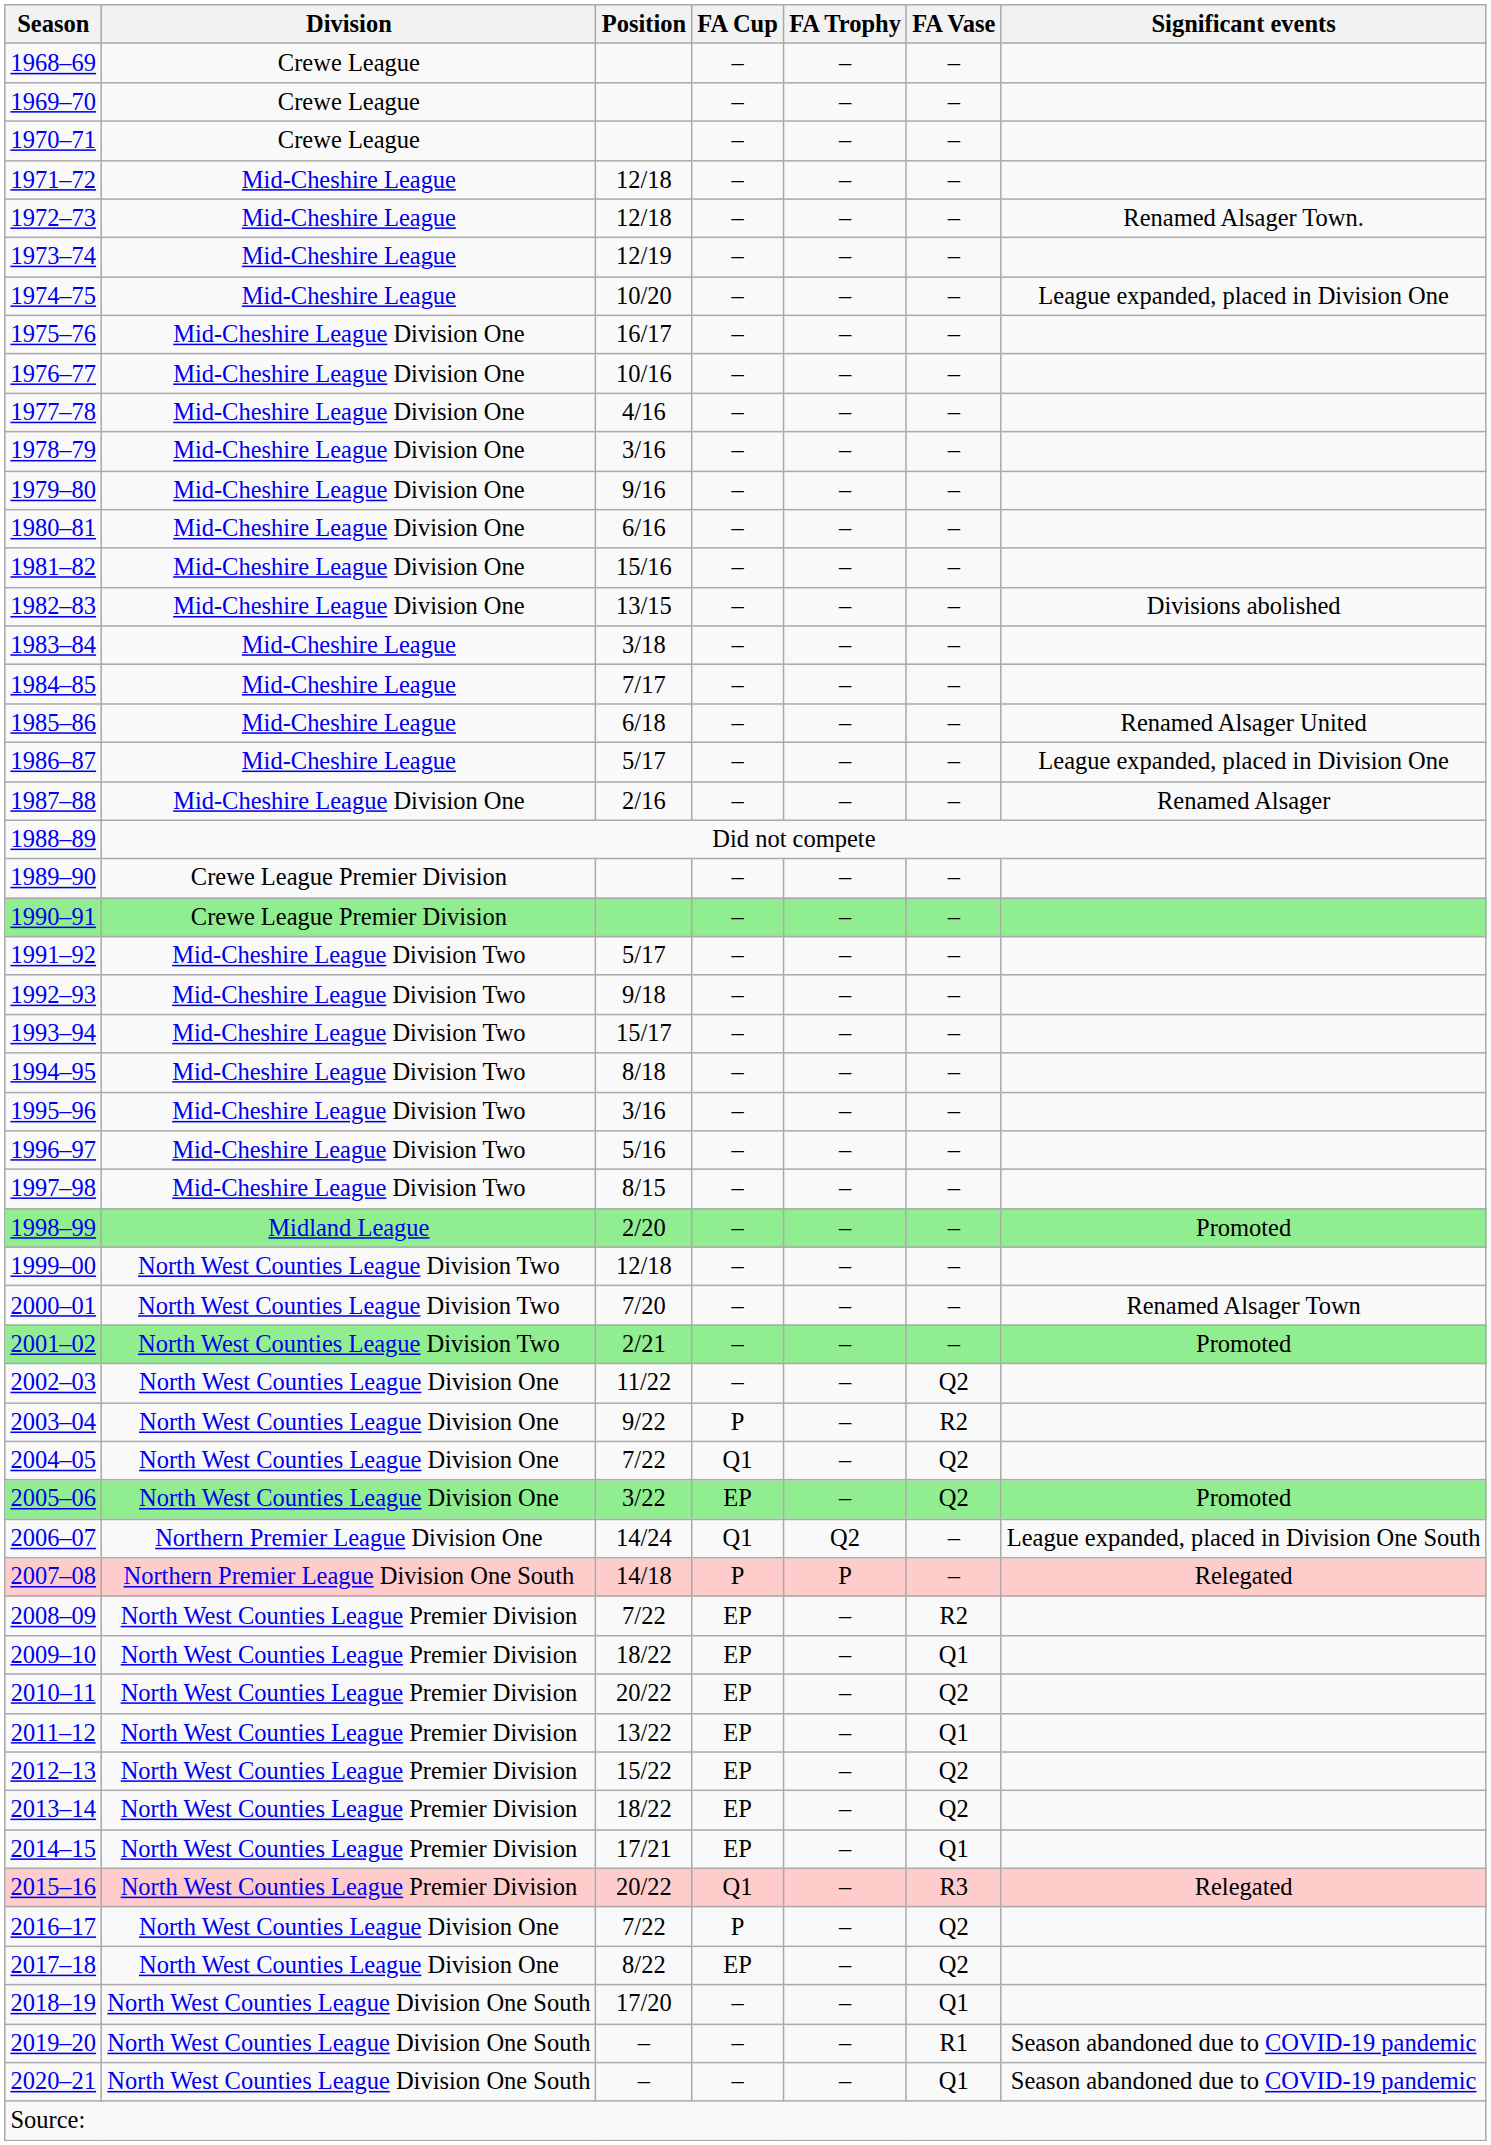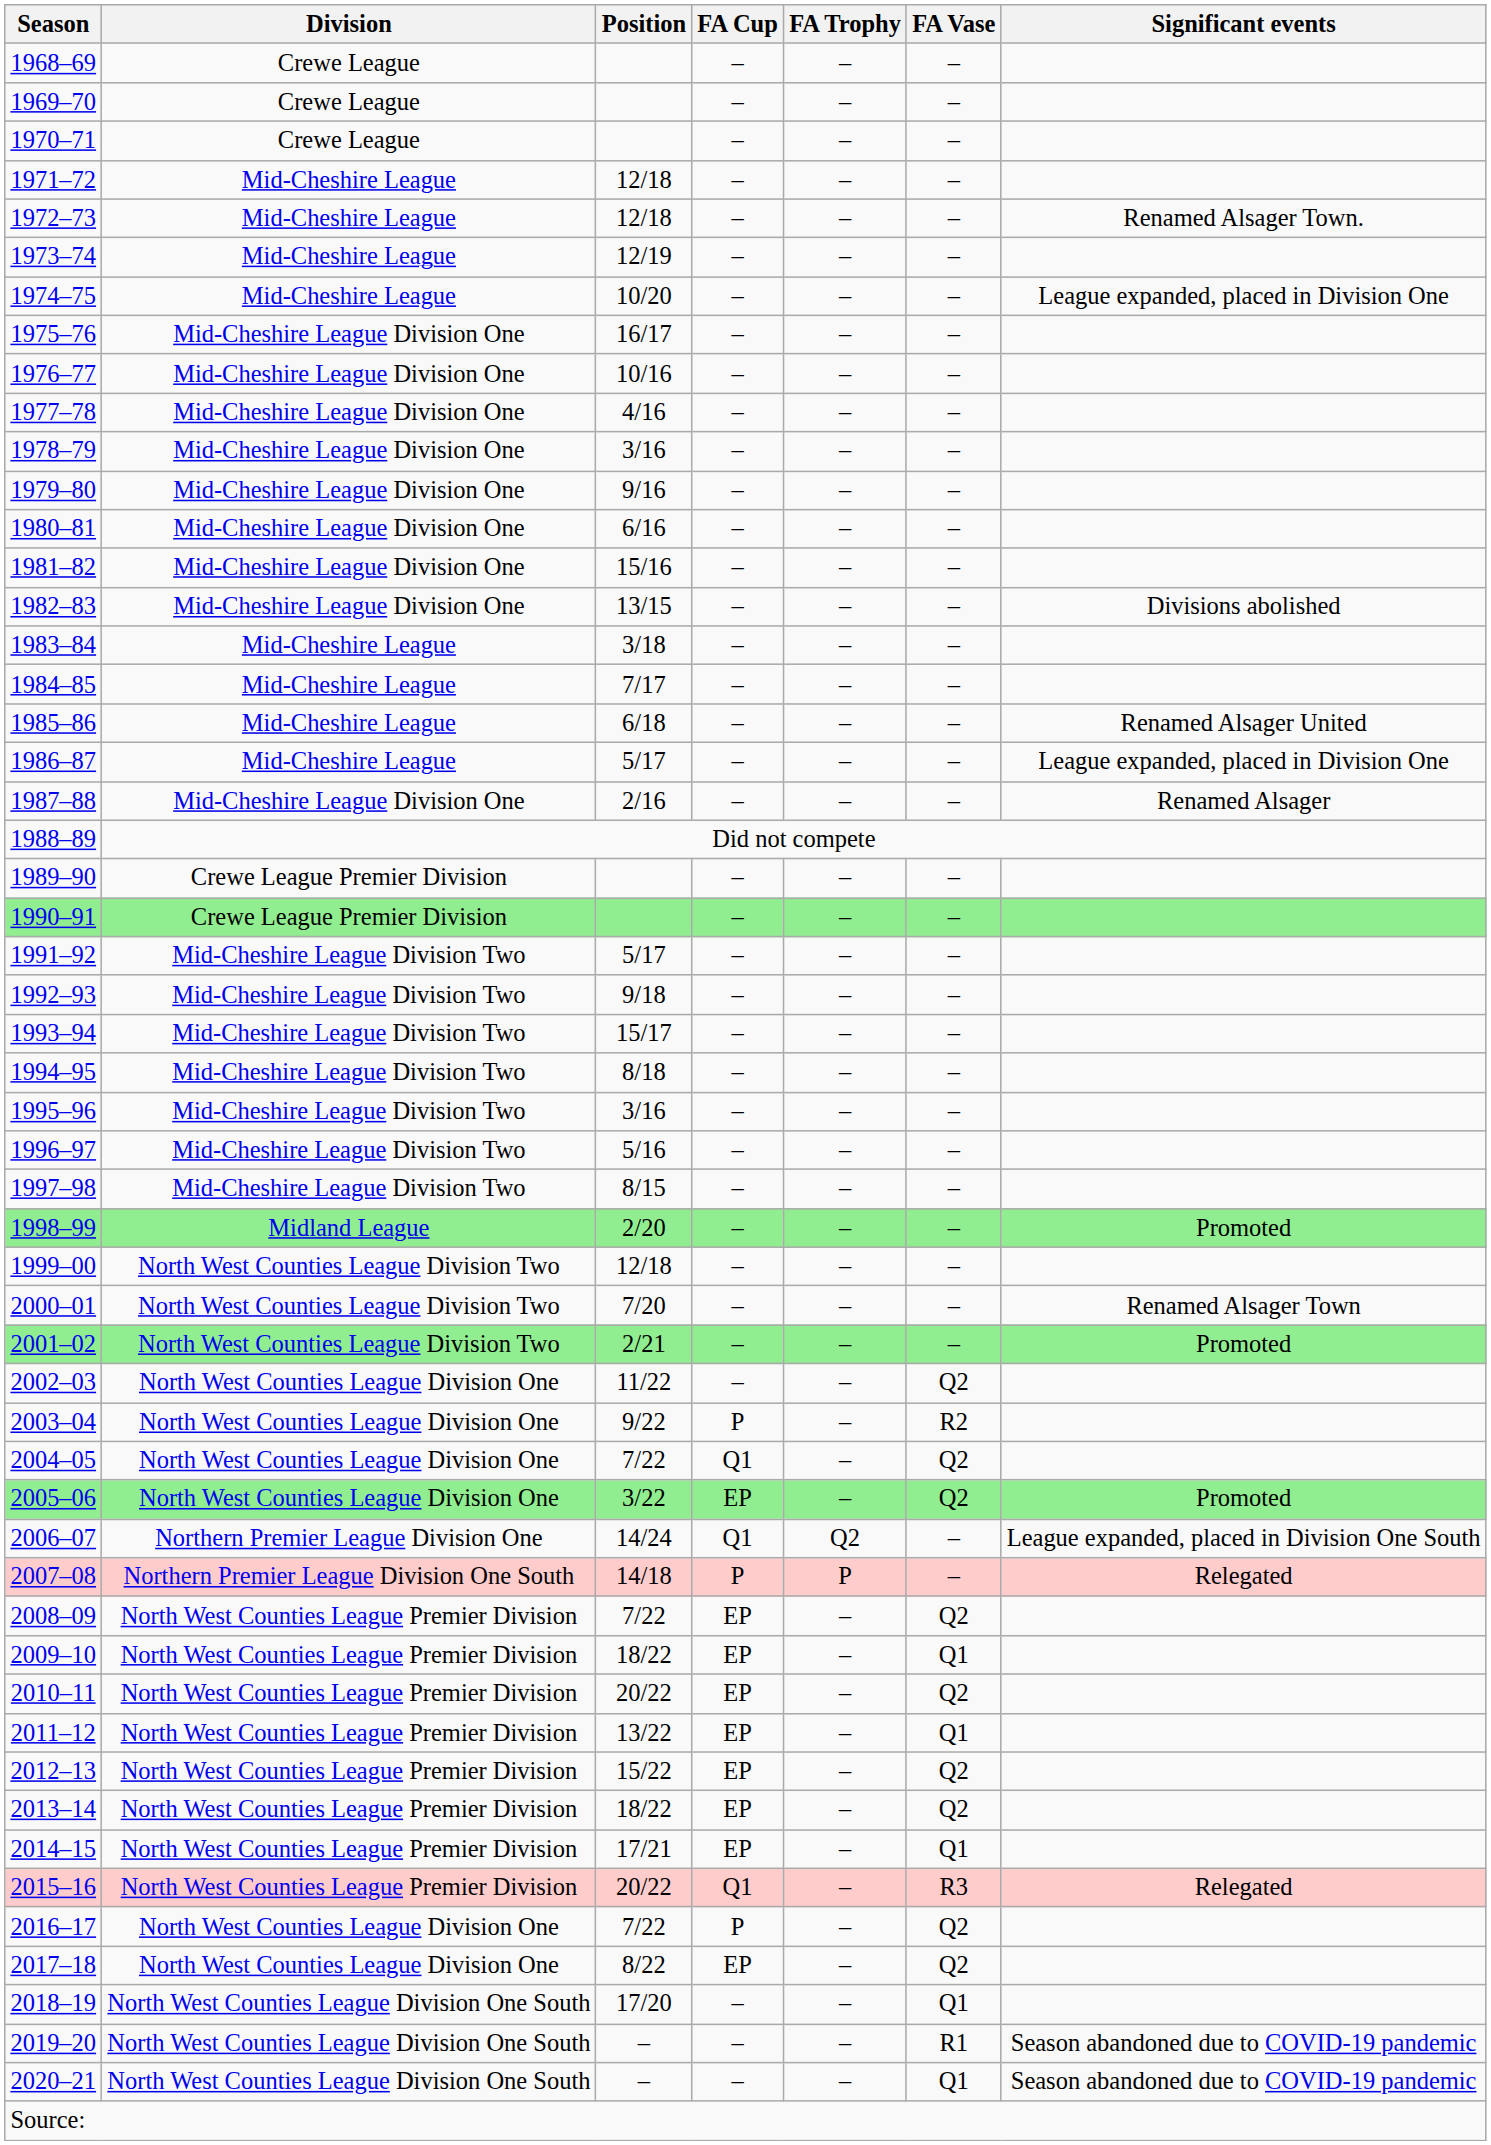(954, 1615) R2 -> (954, 1615) Q2
